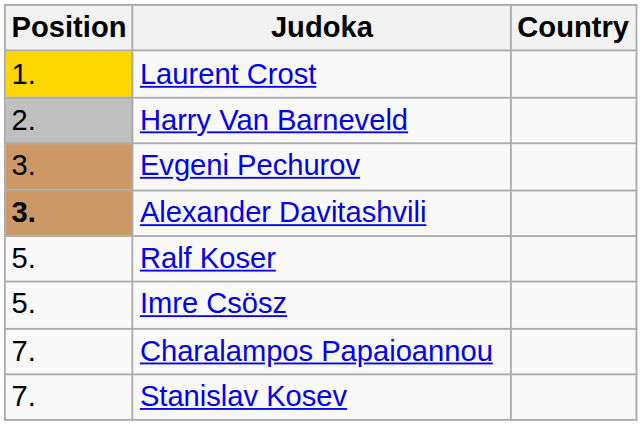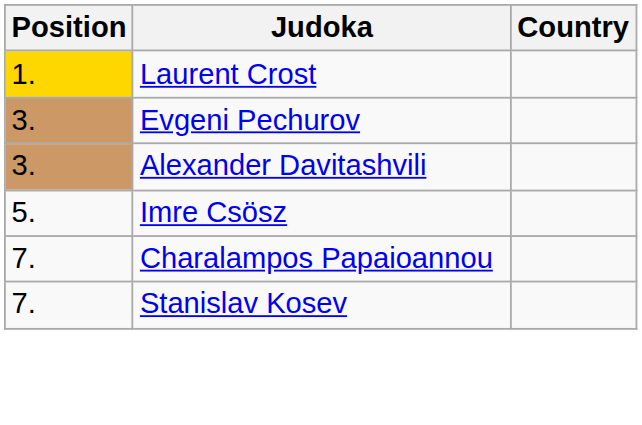- row: (274, 119)
(24, 212) bold -> (24, 166) normal
- row: (208, 258)
